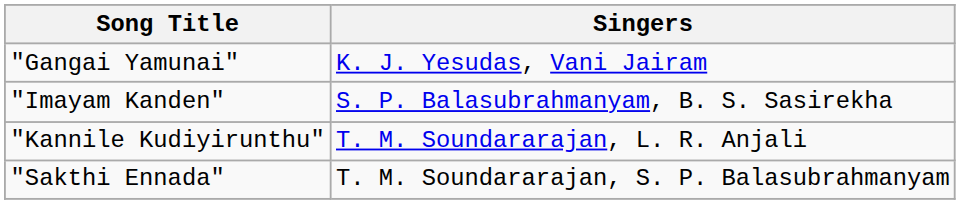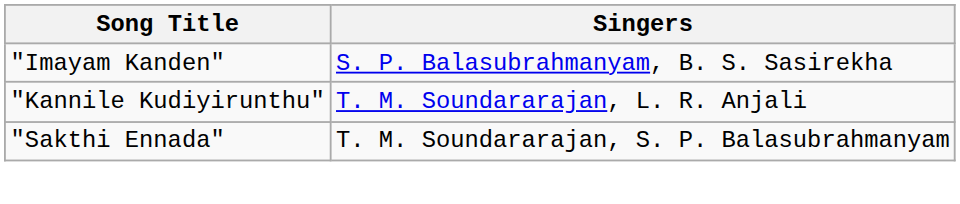- row: (125, 63)
